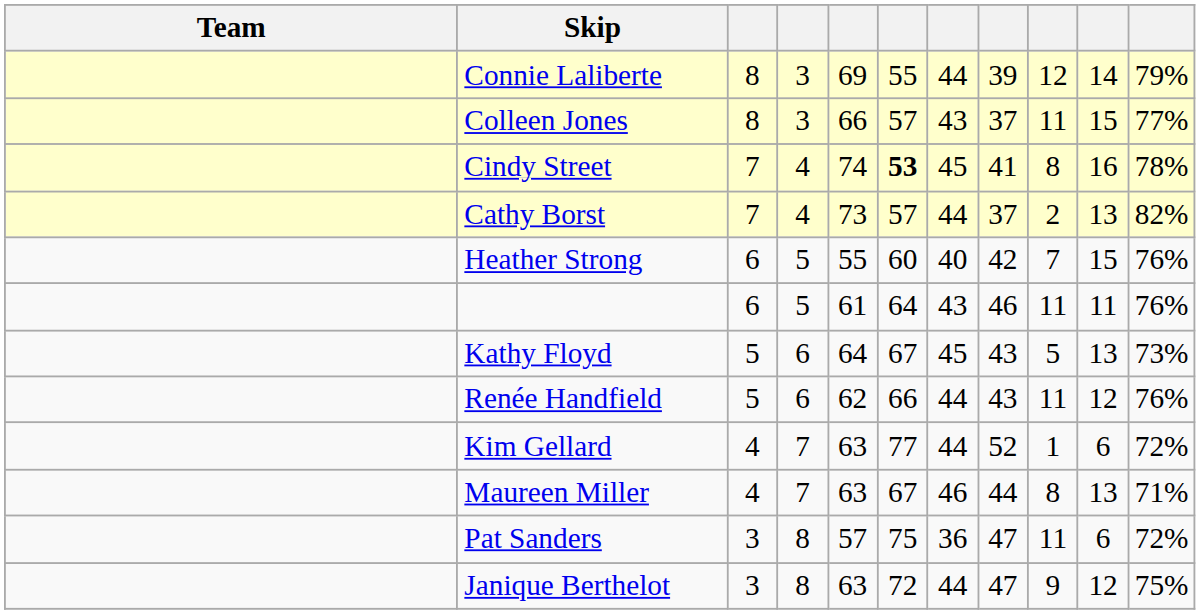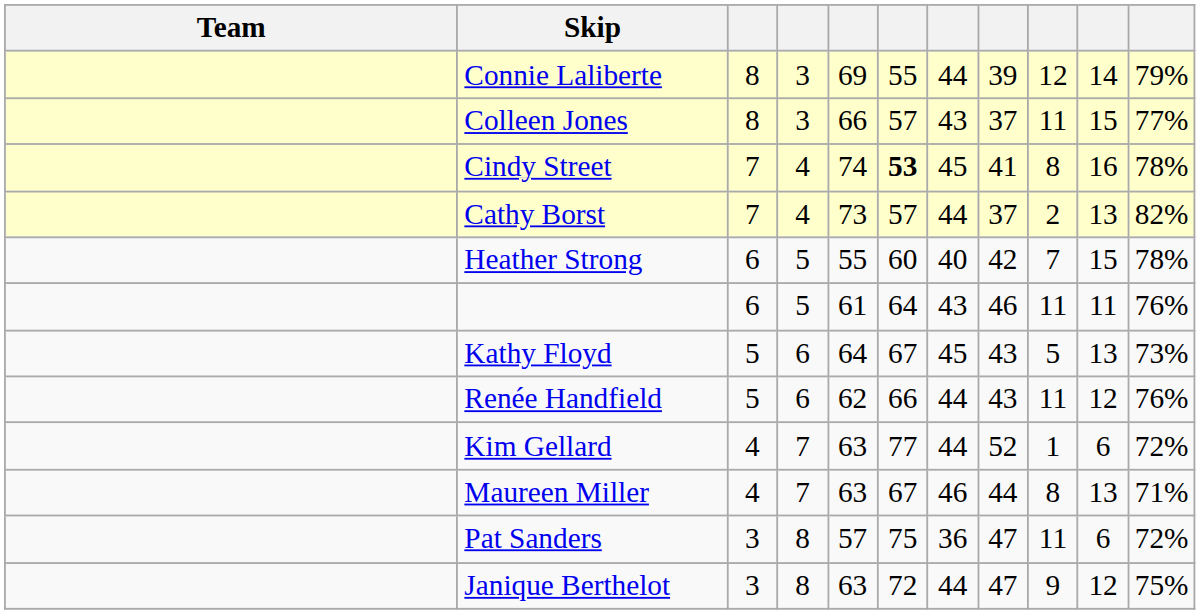(1162, 259) 76% -> (1162, 259) 78%
